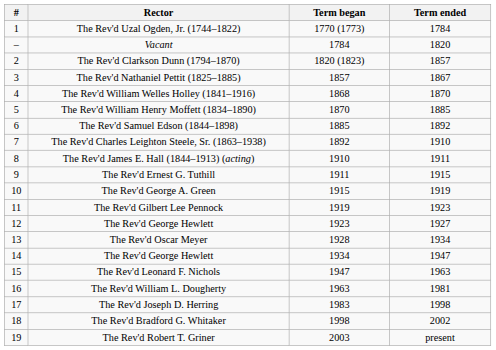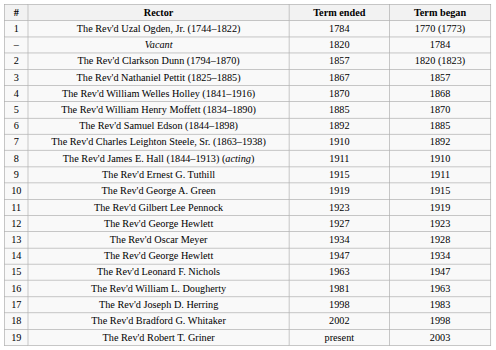columns swapped: (339, 12) <-> (440, 12)
